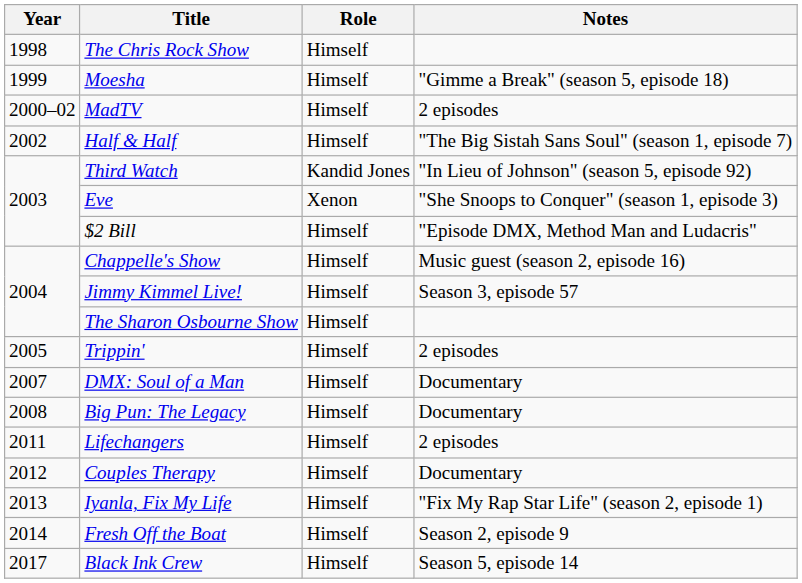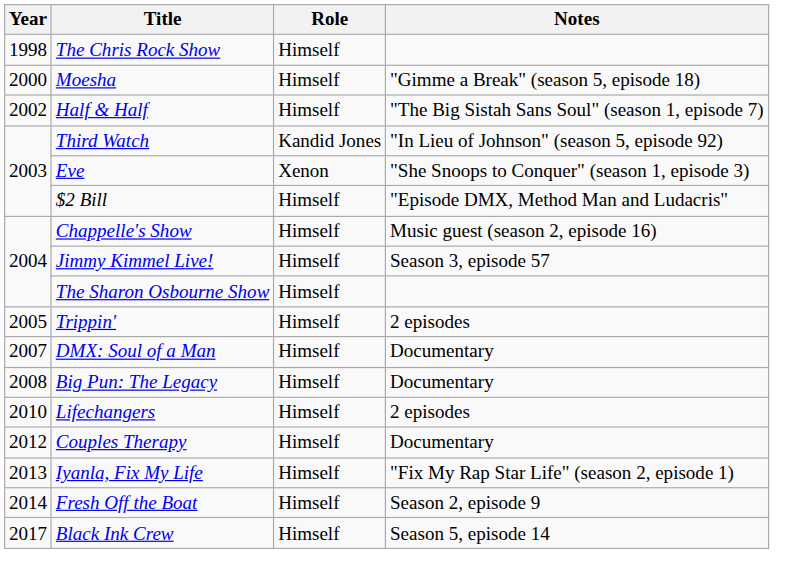(28, 79) 1999 -> (28, 79) 2000
- row: (113, 110)
(28, 442) 2011 -> (28, 412) 2010
